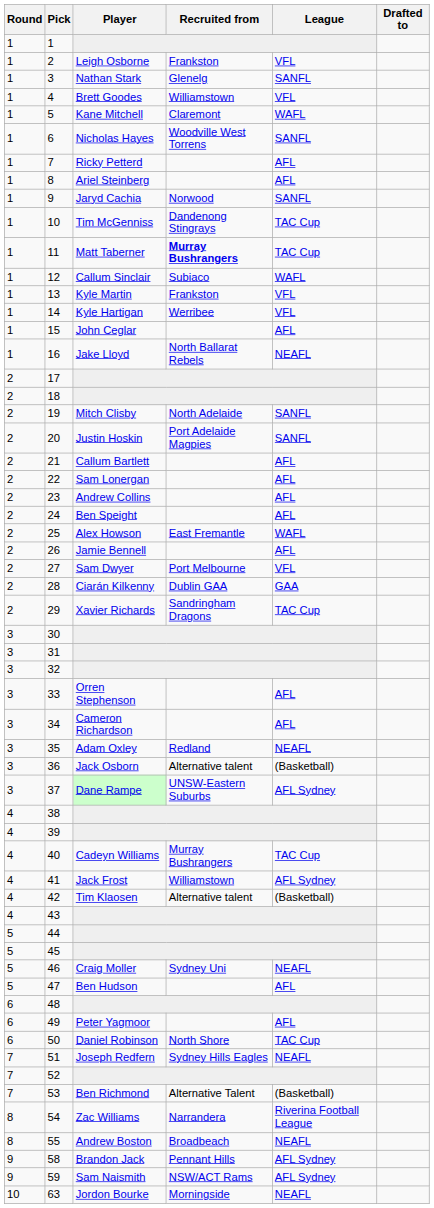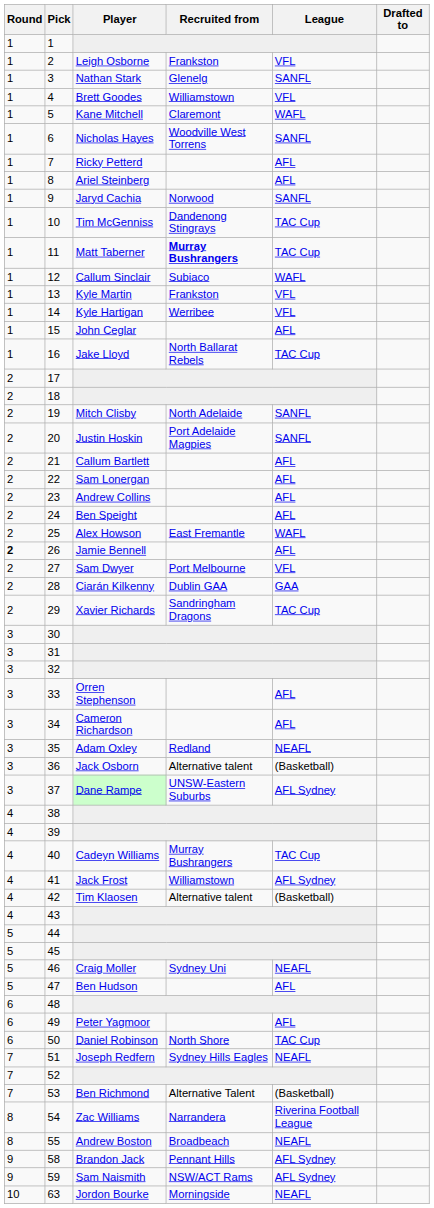(293, 354) NEAFL -> (297, 354) TAC Cup
(10, 550) normal -> (10, 550) bold
